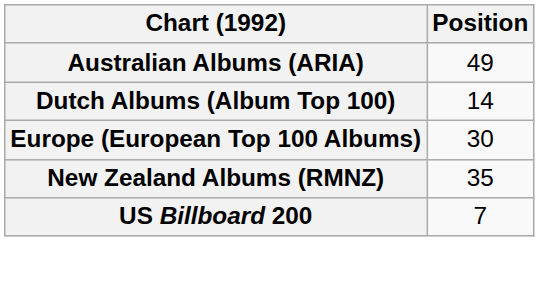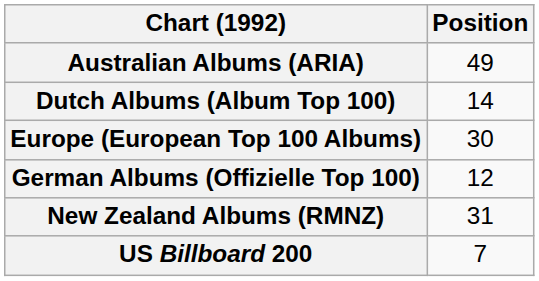+ row: (216, 178)
(480, 178) 35 -> (480, 216) 31
